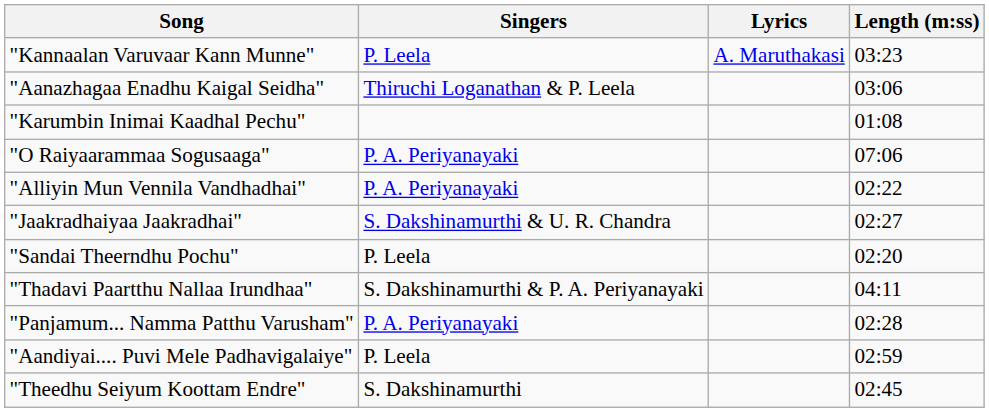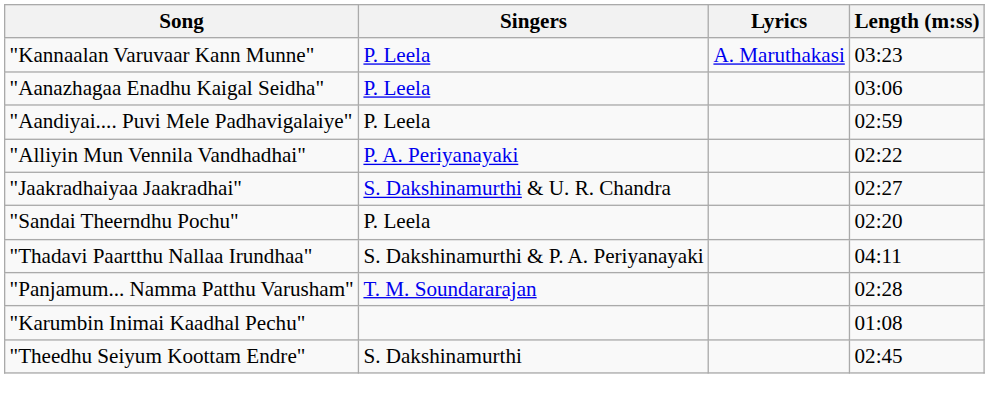(499, 88) Thiruchi Loganathan & P. Leela -> (397, 88) P. Leela
rows swapped: (181, 356) <-> (157, 121)
- row: (140, 155)
(441, 322) P. A. Periyanayaki -> (450, 289) T. M. Soundararajan
